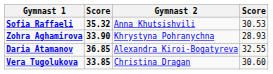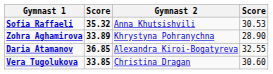(98, 37) 33.90 -> (98, 37) 33.89
(254, 37) 28.93 -> (254, 37) 28.90
